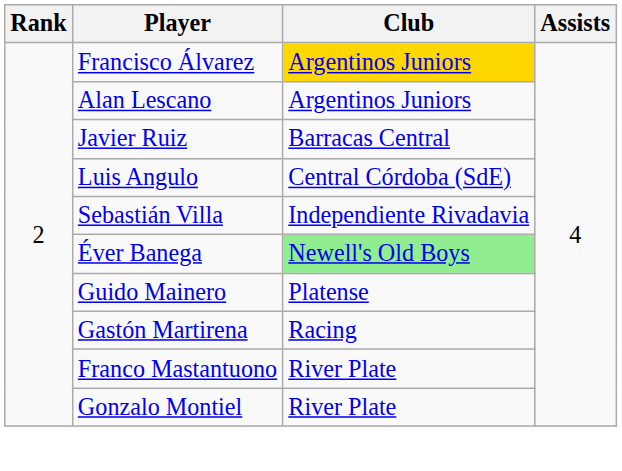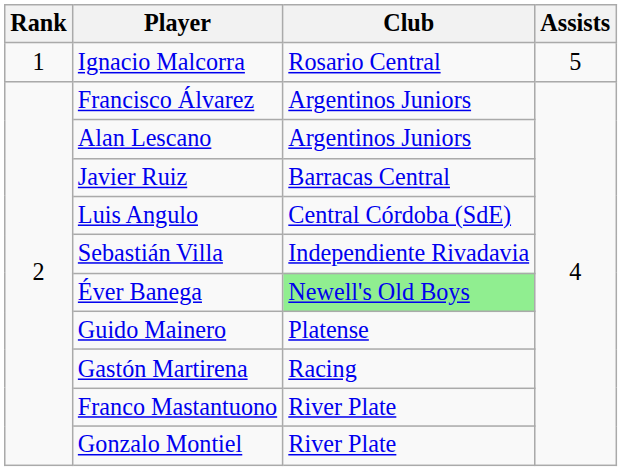+ row: (161, 61)
(380, 61) gold background -> (380, 100) no background
